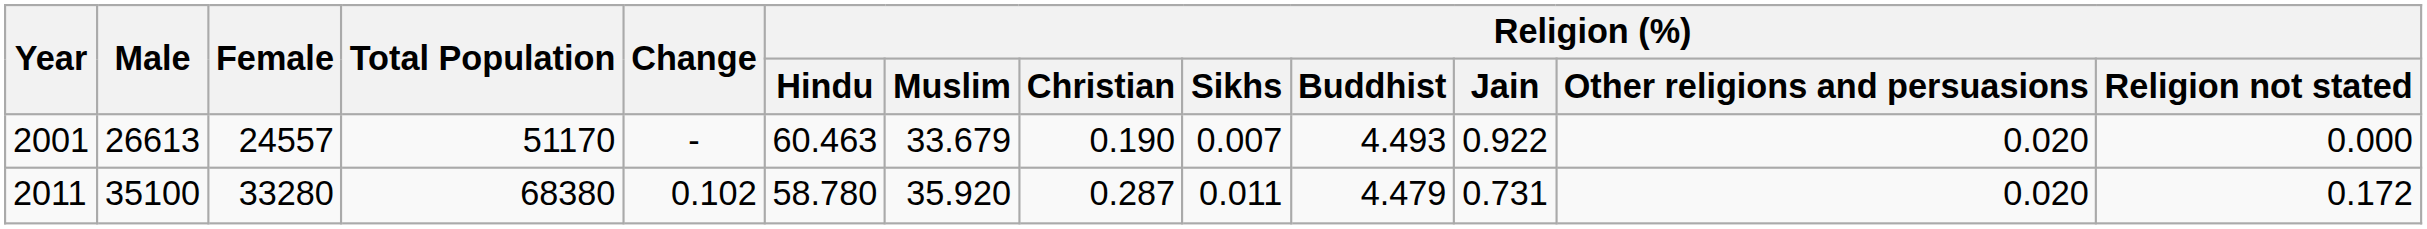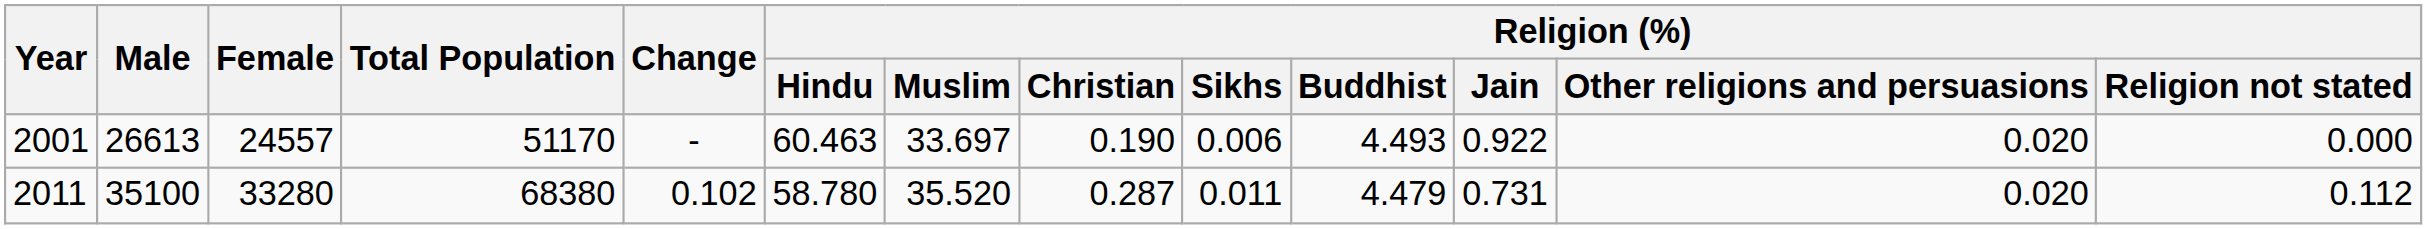(959, 140) 33.679 -> (959, 140) 33.697
(1239, 140) 0.007 -> (1239, 140) 0.006
(959, 194) 35.920 -> (959, 194) 35.520
(2370, 194) 0.172 -> (2371, 194) 0.112
